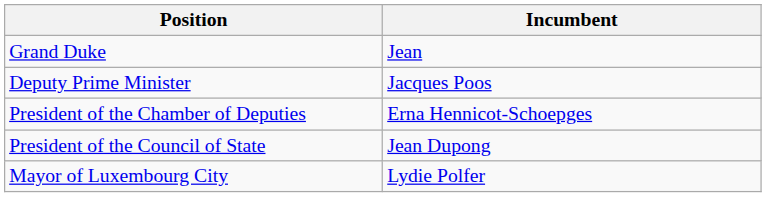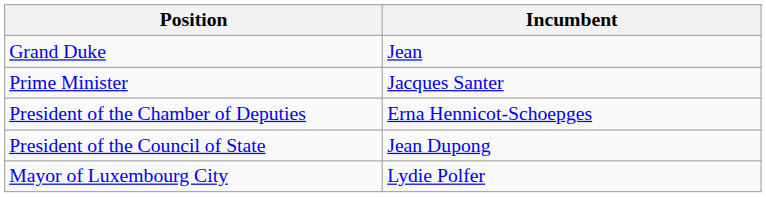+ row: (68, 82)
- row: (100, 82)
